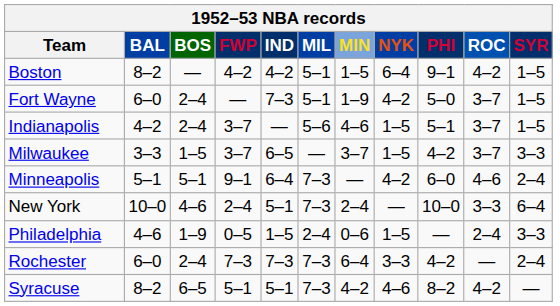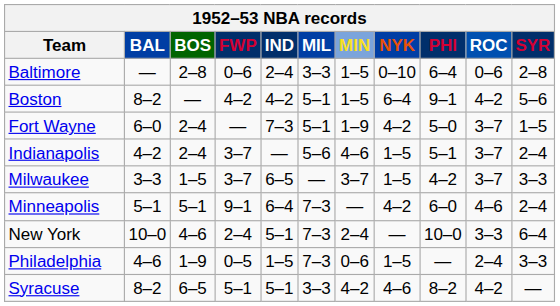+ row: (44, 72)
(531, 72) 1–5 -> (533, 99) 5–6
(531, 126) 1–5 -> (533, 153) 2–4
(317, 234) 2–4 -> (317, 261) 7–3
- row: (47, 261)
(317, 288) 7–3 -> (317, 288) 3–3
